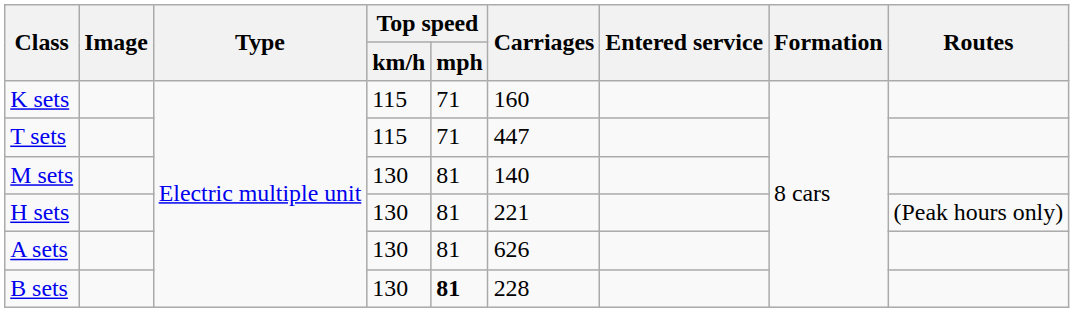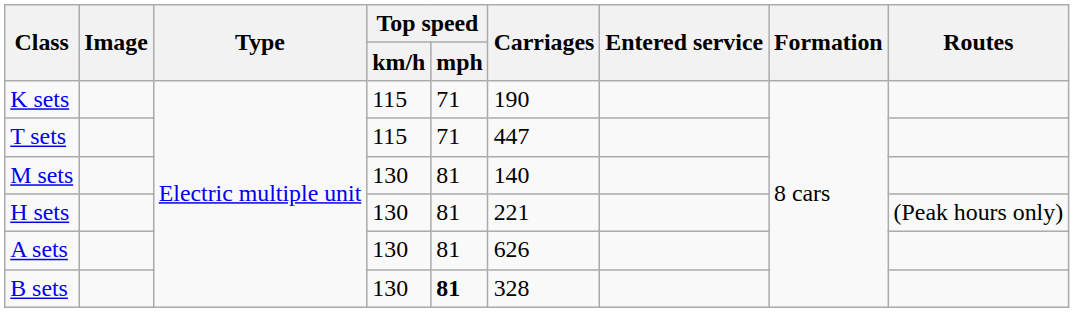(512, 99) 160 -> (512, 99) 190
(512, 288) 228 -> (512, 288) 328
